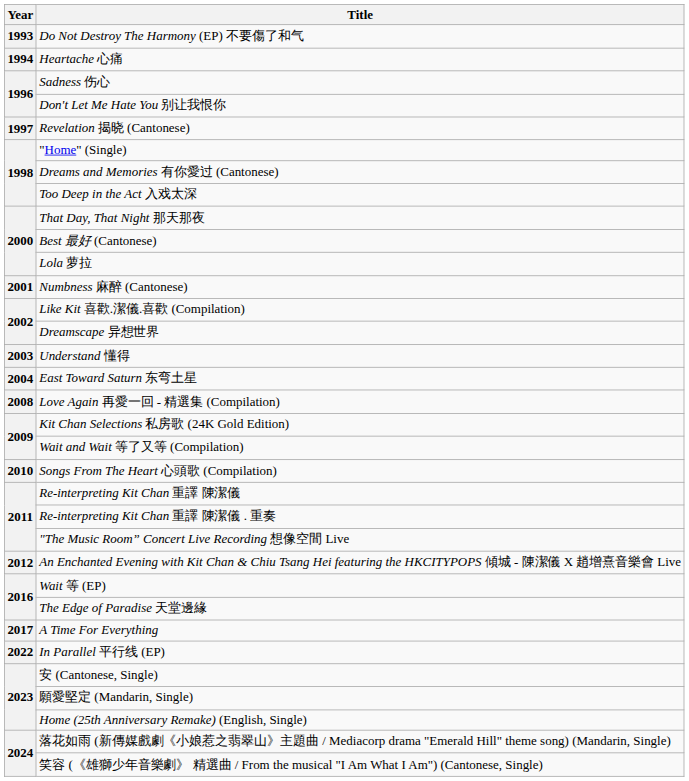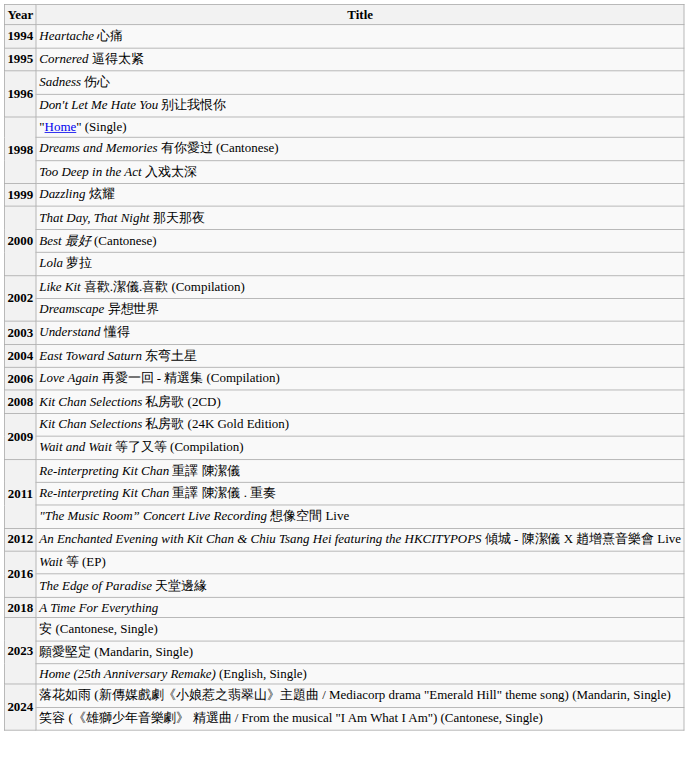- row: (172, 36)
+ row: (91, 59)
- row: (115, 128)
+ row: (77, 194)
- row: (113, 286)
(20, 401) 2008 -> (20, 378) 2006
+ row: (130, 401)
- row: (158, 470)
(20, 630) 2017 -> (20, 607) 2018
- row: (102, 651)
